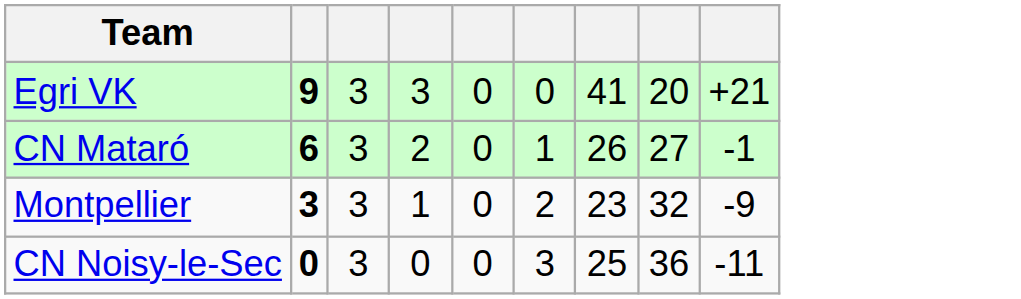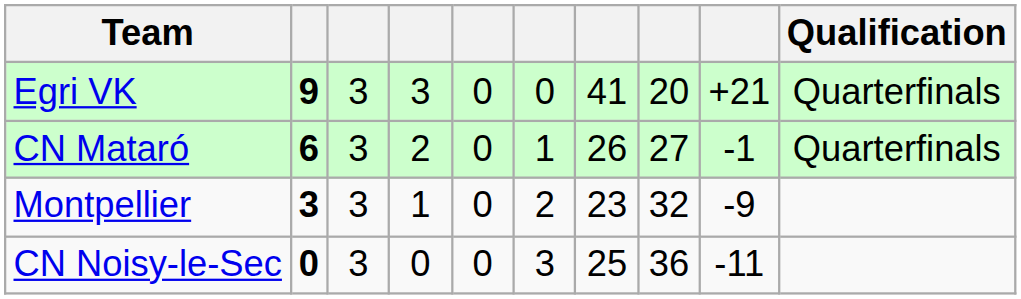+ column: (897, 33)
